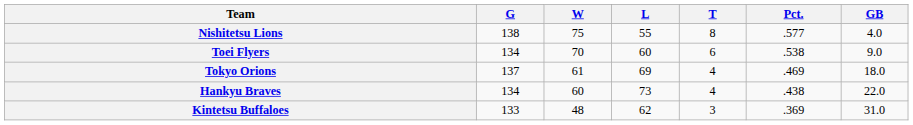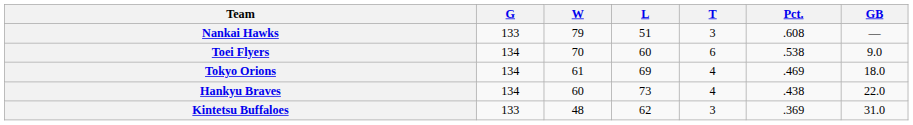+ row: (240, 33)
- row: (240, 33)
(510, 71) 137 -> (510, 71) 134
